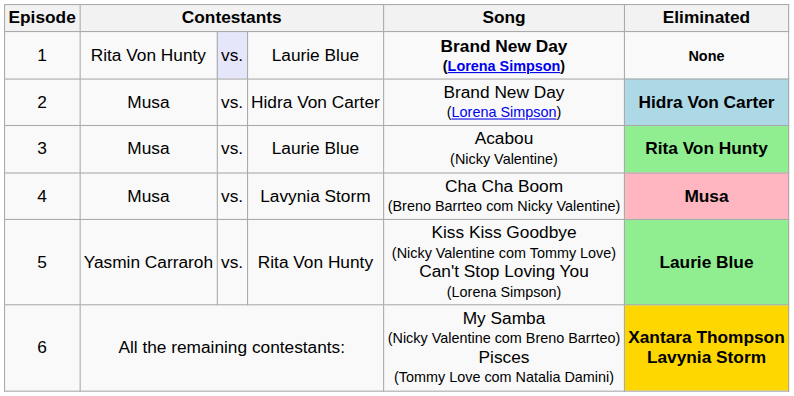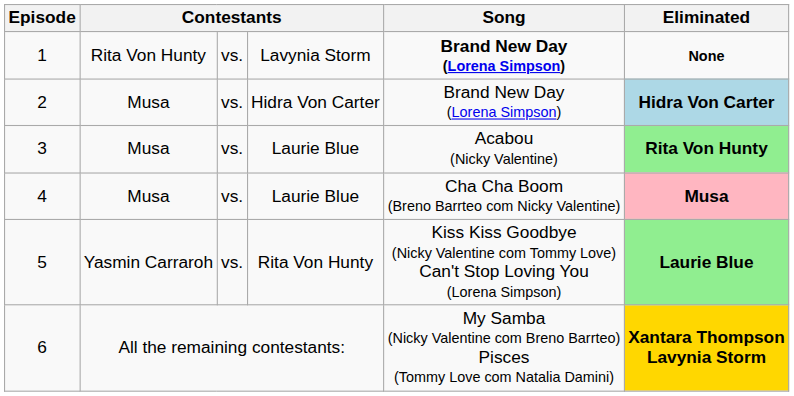(232, 55) lavender background -> (232, 55) no background
(315, 55) Laurie Blue -> (315, 55) Lavynia Storm
(315, 195) Lavynia Storm -> (315, 195) Laurie Blue
